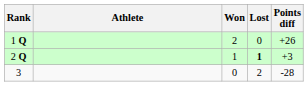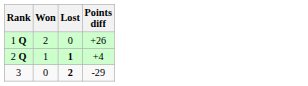- column: (127, 18)
(287, 56) +3 -> (98, 56) +4
(259, 72) normal -> (70, 72) bold
(287, 72) -28 -> (98, 72) -29
